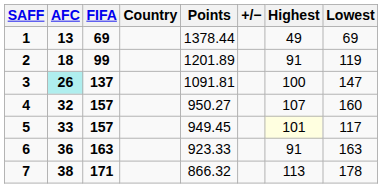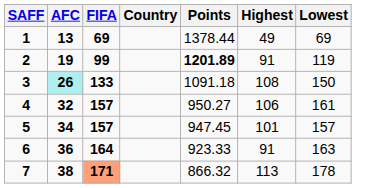- column: (251, 15)
(65, 60) 18 -> (65, 60) 19
(209, 60) normal -> (209, 60) bold
(102, 82) 137 -> (102, 82) 133
(209, 82) 1091.81 -> (209, 82) 1091.18
(294, 82) 100 -> (267, 82) 108
(350, 82) 147 -> (324, 82) 150
(294, 104) 107 -> (267, 104) 106
(350, 104) 160 -> (324, 104) 161
(65, 127) 33 -> (65, 127) 34
(209, 127) 949.45 -> (209, 127) 947.45
(294, 127) lightyellow background -> (267, 127) no background
(350, 127) 117 -> (324, 127) 157
(102, 149) 163 -> (102, 149) 164
(102, 171) no background -> (102, 171) lightsalmon background
